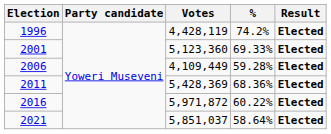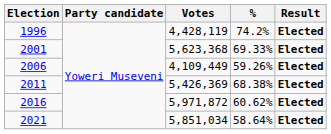(198, 49) 5,123,360 -> (198, 49) 5,623,368
(253, 67) 59.28% -> (253, 67) 59.26%
(198, 85) 5,428,369 -> (198, 85) 5,426,369
(253, 85) 68.36% -> (253, 85) 68.38%
(253, 102) 60.22% -> (253, 102) 60.62%
(198, 120) 5,851,037 -> (198, 120) 5,851,034
